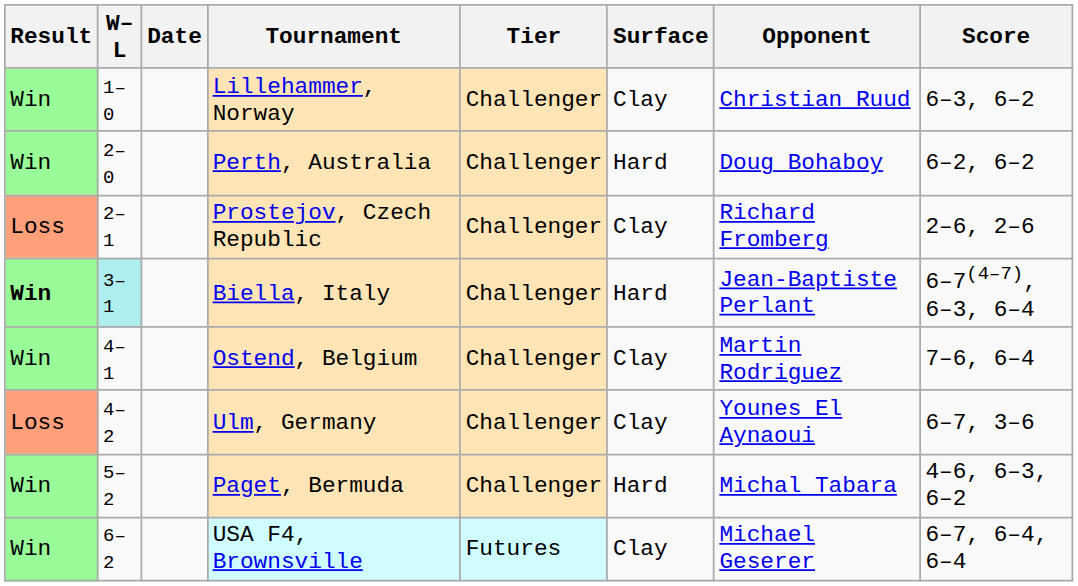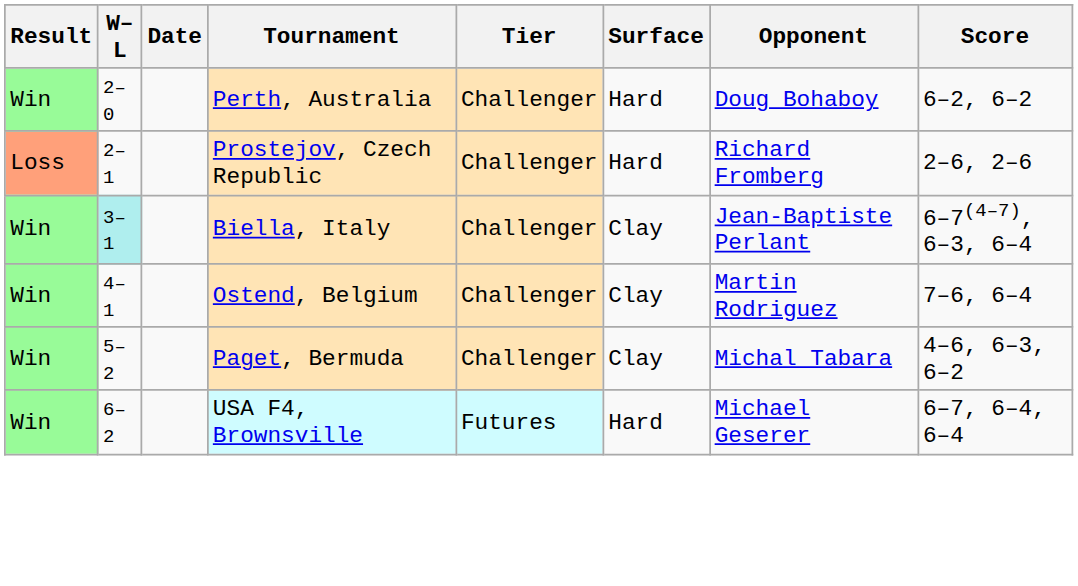- row: (295, 100)
(640, 227) Clay -> (636, 163) Hard
(31, 293) bold -> (31, 229) normal
(640, 293) Hard -> (636, 229) Clay
- row: (295, 422)
(640, 486) Hard -> (636, 359) Clay
(640, 549) Clay -> (636, 422) Hard
